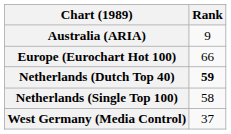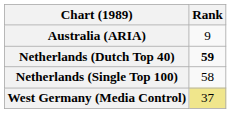- row: (97, 56)
(207, 118) no background -> (207, 98) khaki background
